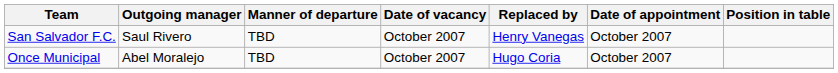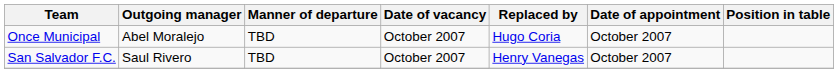rows swapped: (54, 57) <-> (62, 36)
